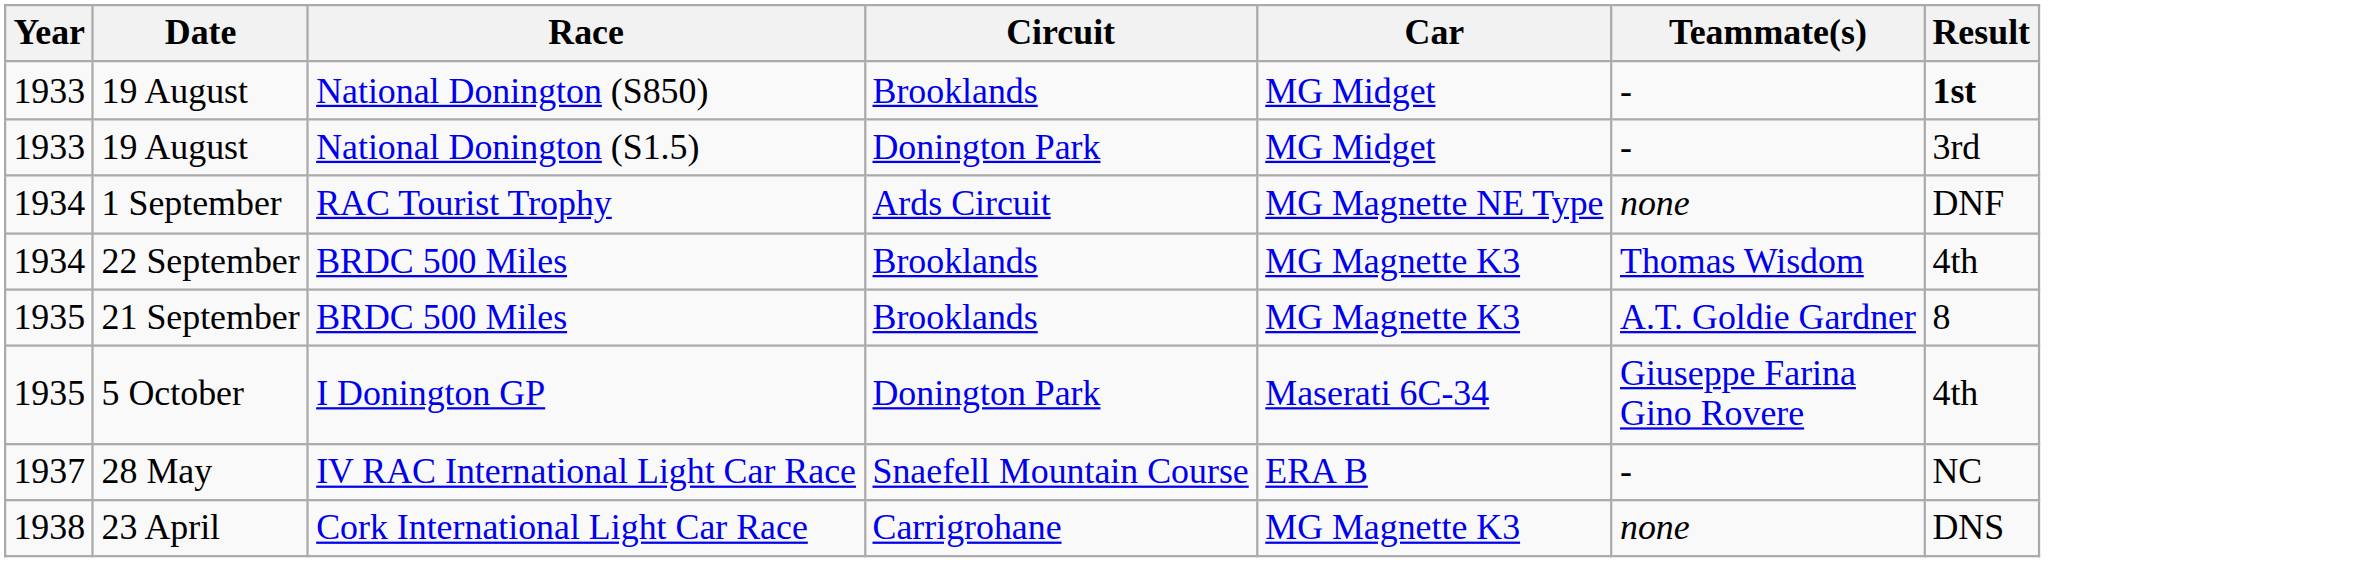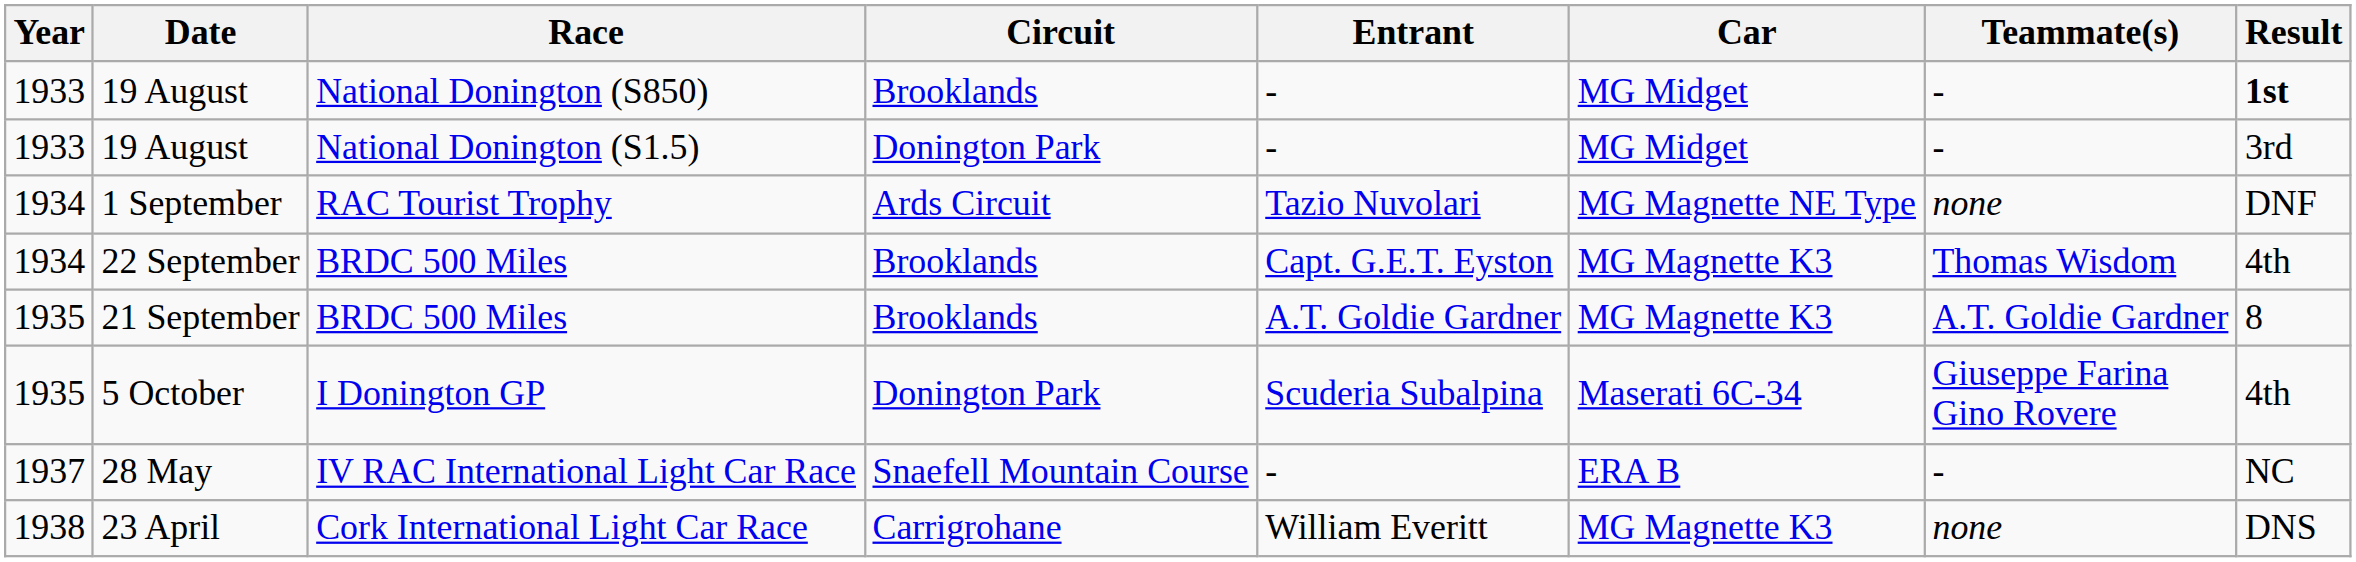+ column: (1413, 32)
